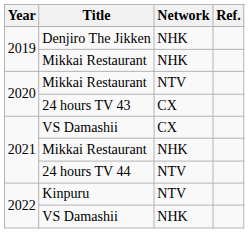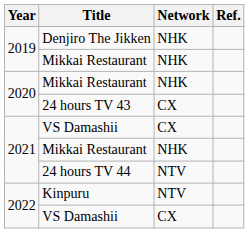(172, 82) NTV -> (173, 82) NHK
(173, 216) NHK -> (167, 216) CX
